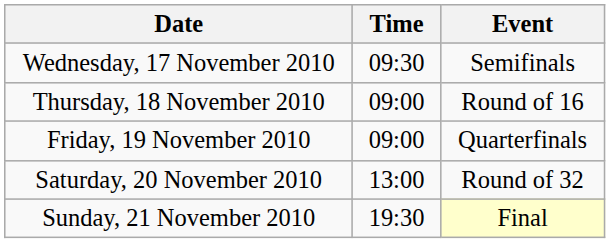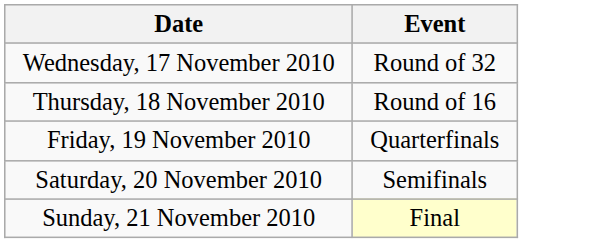- column: (397, 23)
(523, 62) Semifinals -> (435, 62) Round of 32
(523, 179) Round of 32 -> (435, 179) Semifinals
